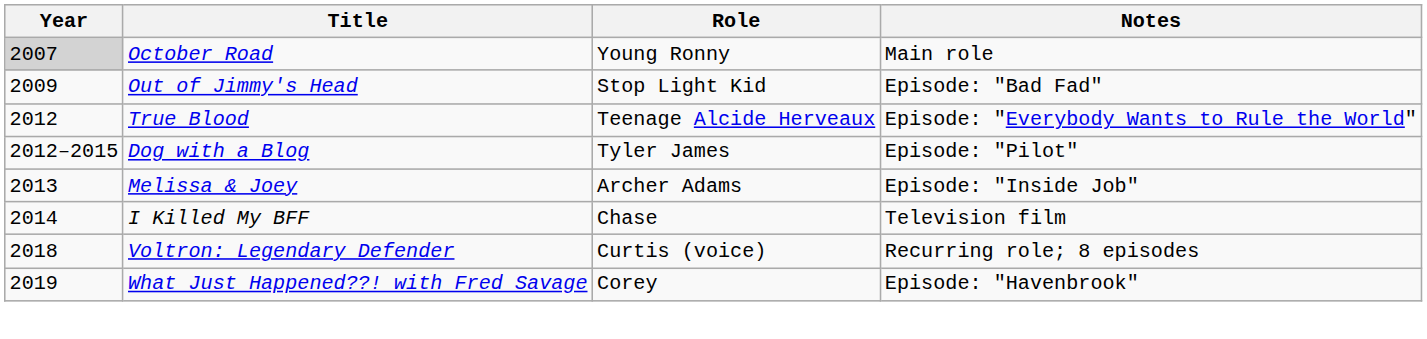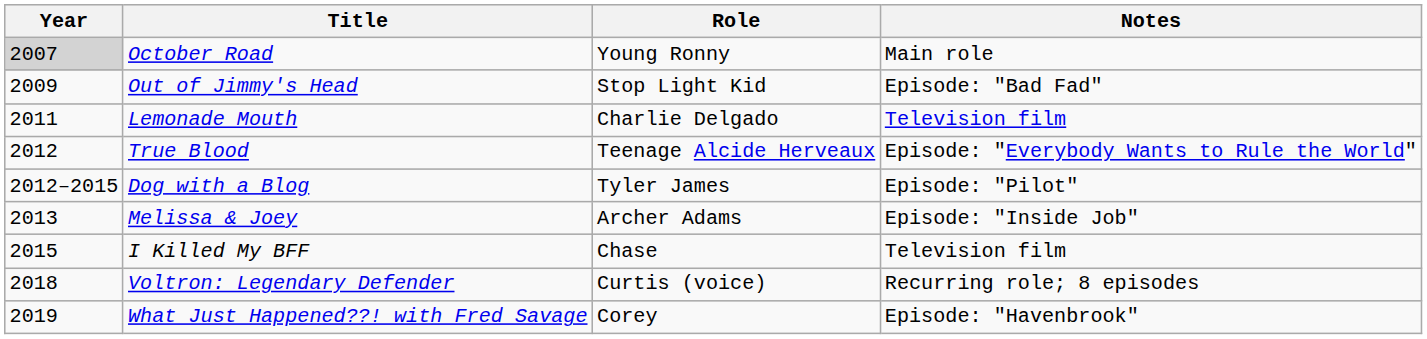+ row: (213, 120)
(34, 218) 2014 -> (34, 251) 2015
